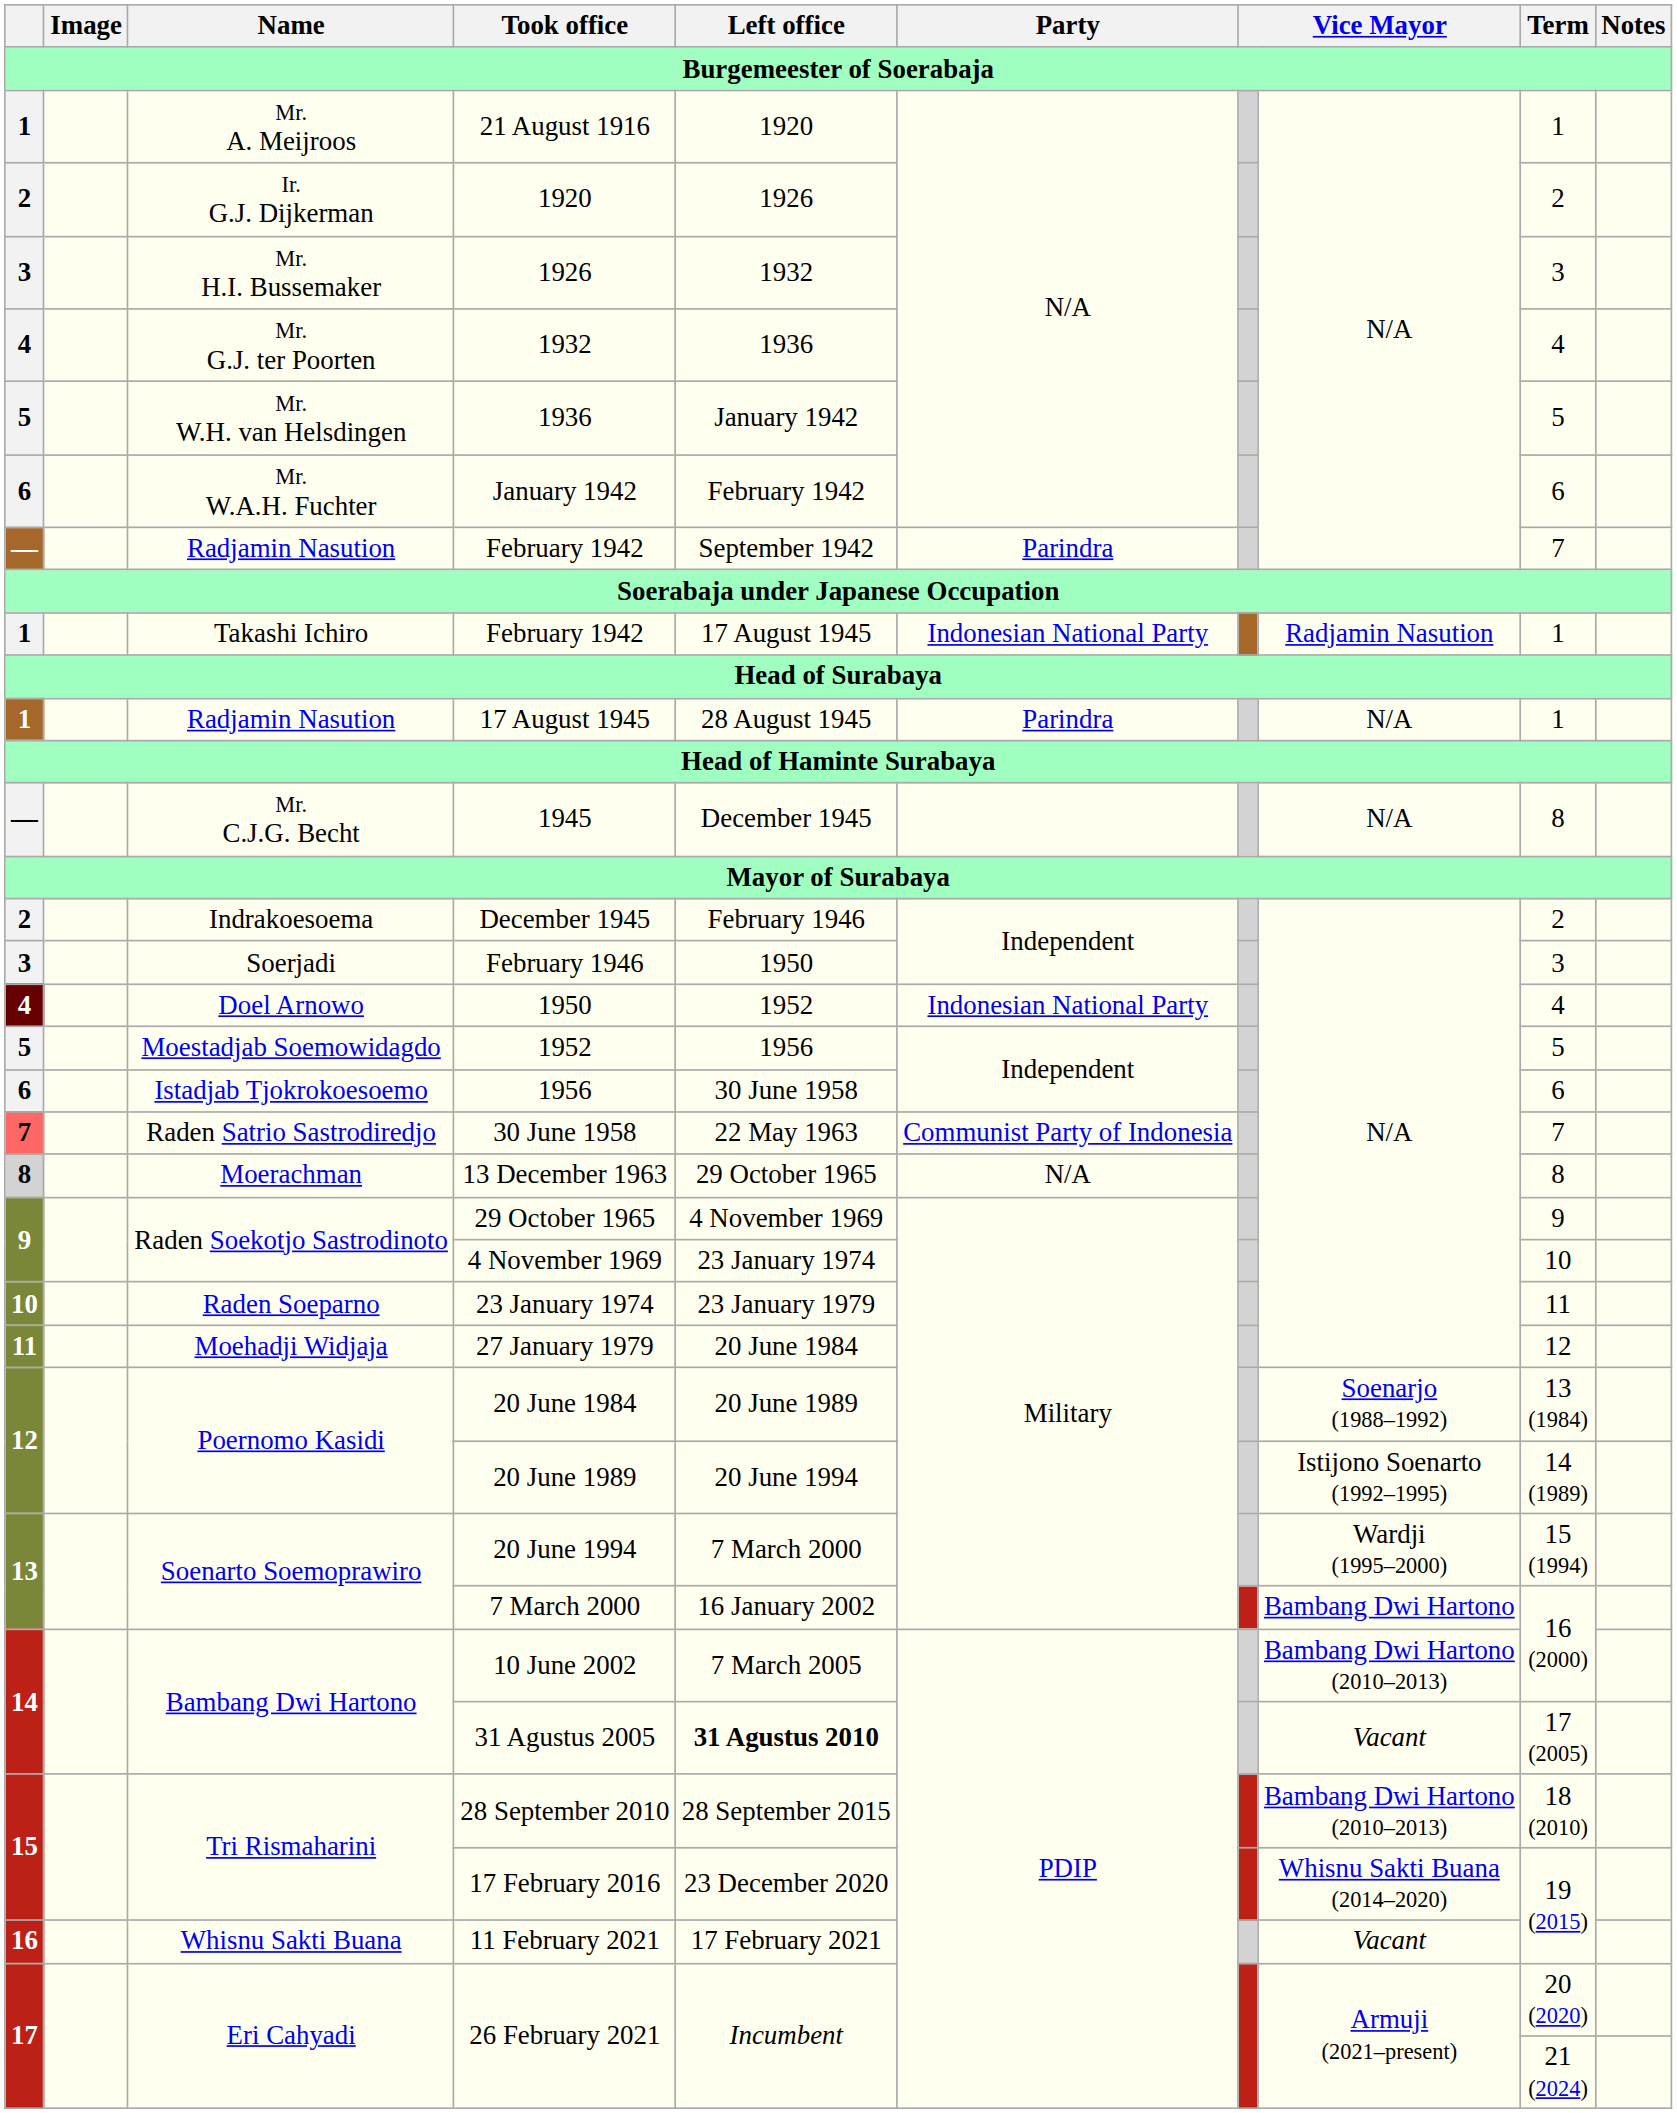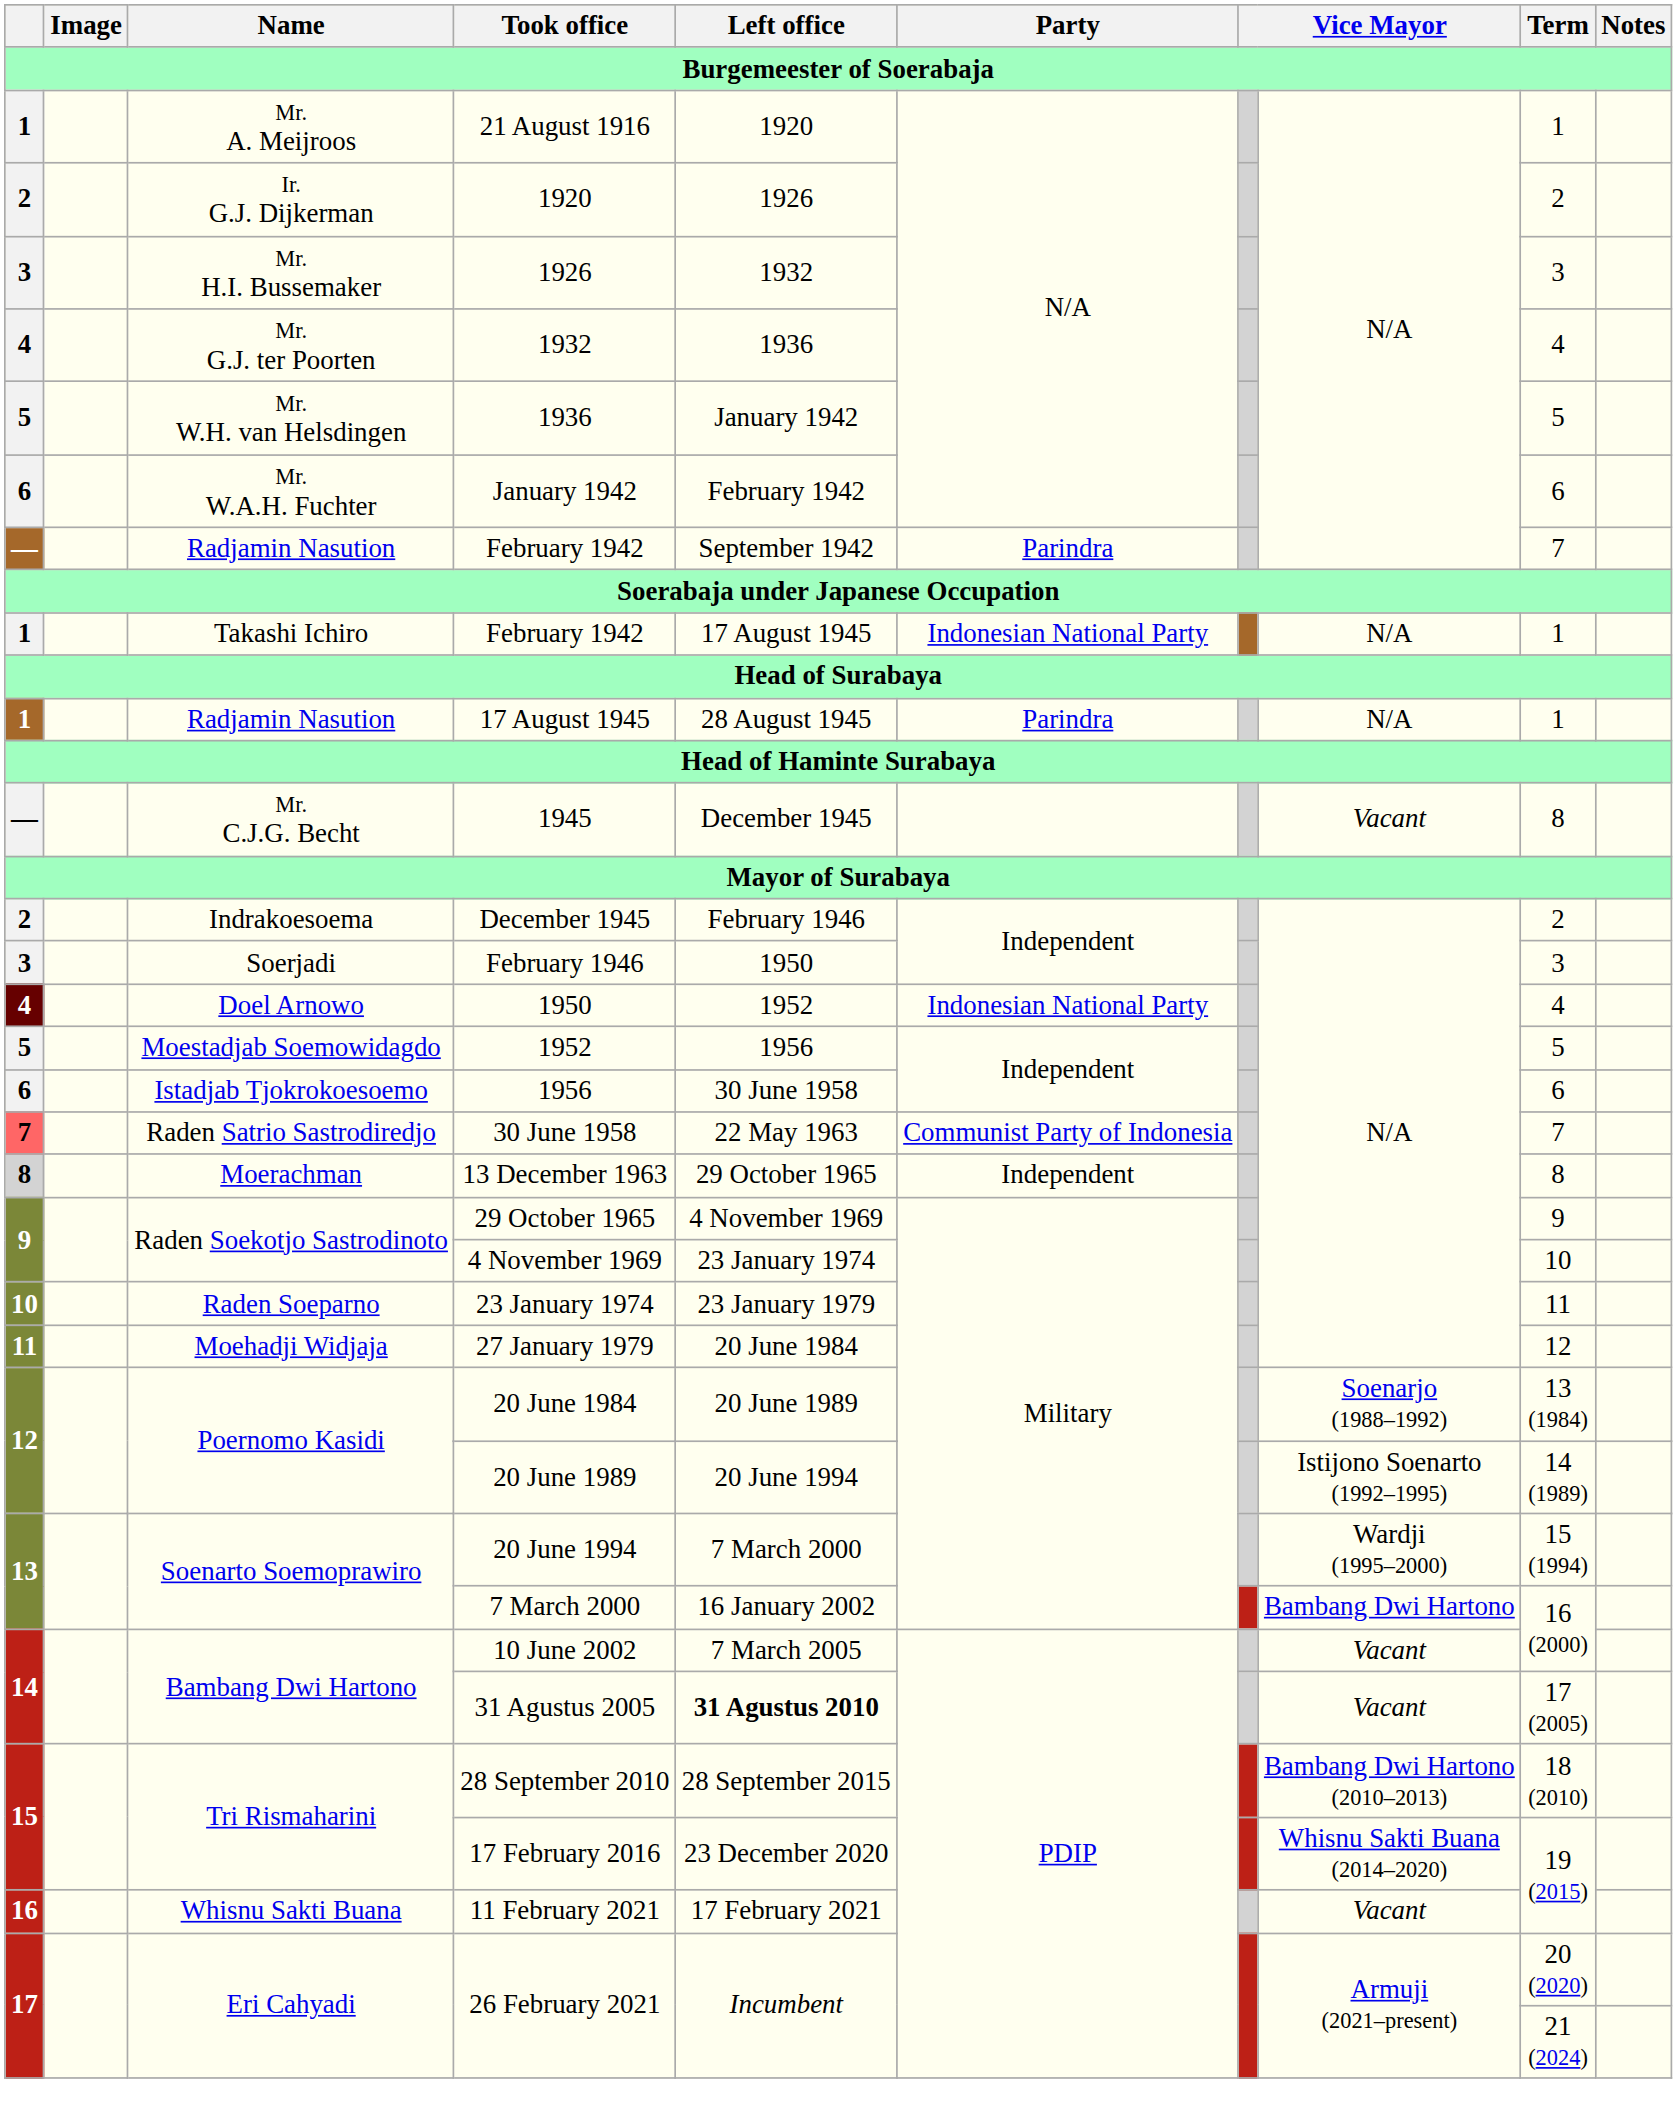(1389, 633) Radjamin Nasution -> (1389, 633) N/A
(1389, 819) N/A -> (1389, 819) Vacant
(1068, 1175) N/A -> (1068, 1175) Independent
(1389, 1664) Bambang Dwi Hartono (2010–2013) -> (1389, 1649) Vacant
